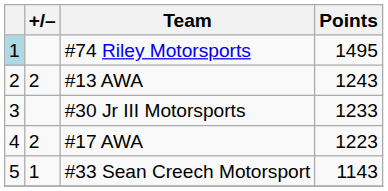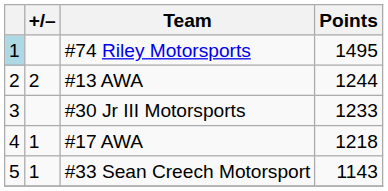(356, 81) 1243 -> (356, 81) 1244
(34, 141) 2 -> (34, 141) 1
(356, 141) 1223 -> (356, 141) 1218
